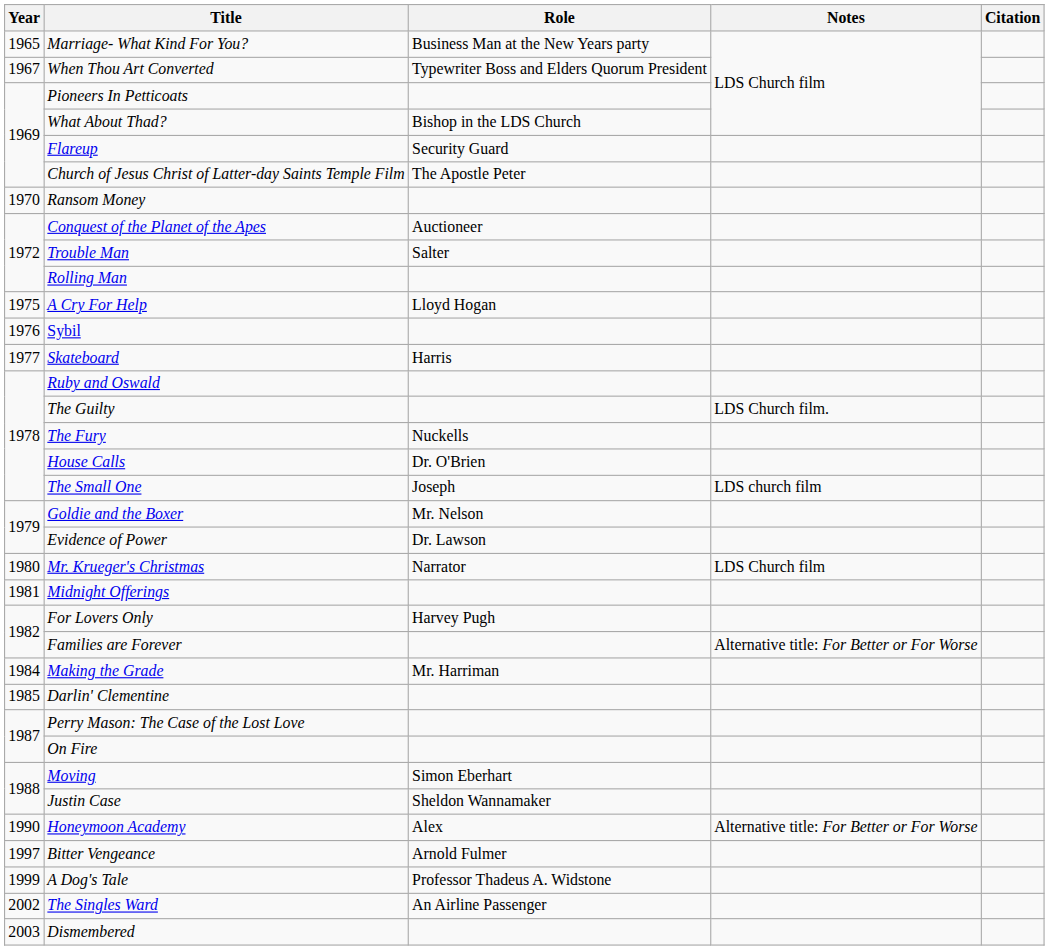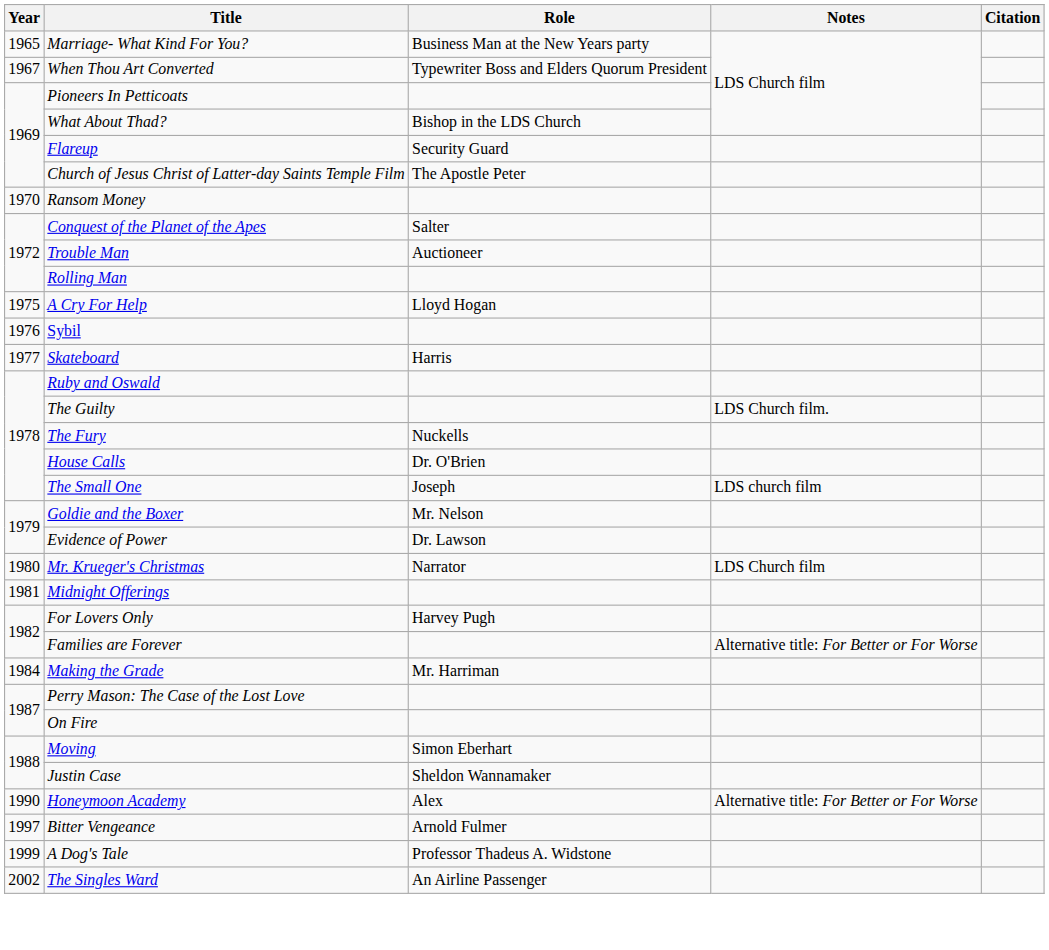(447, 226) Auctioneer -> (431, 226) Salter
(431, 253) Salter -> (447, 253) Auctioneer
- row: (108, 697)
- row: (91, 932)
